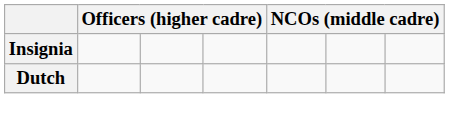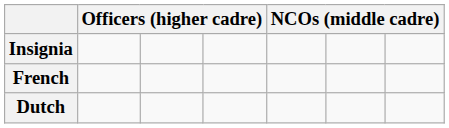+ row: (41, 78)
